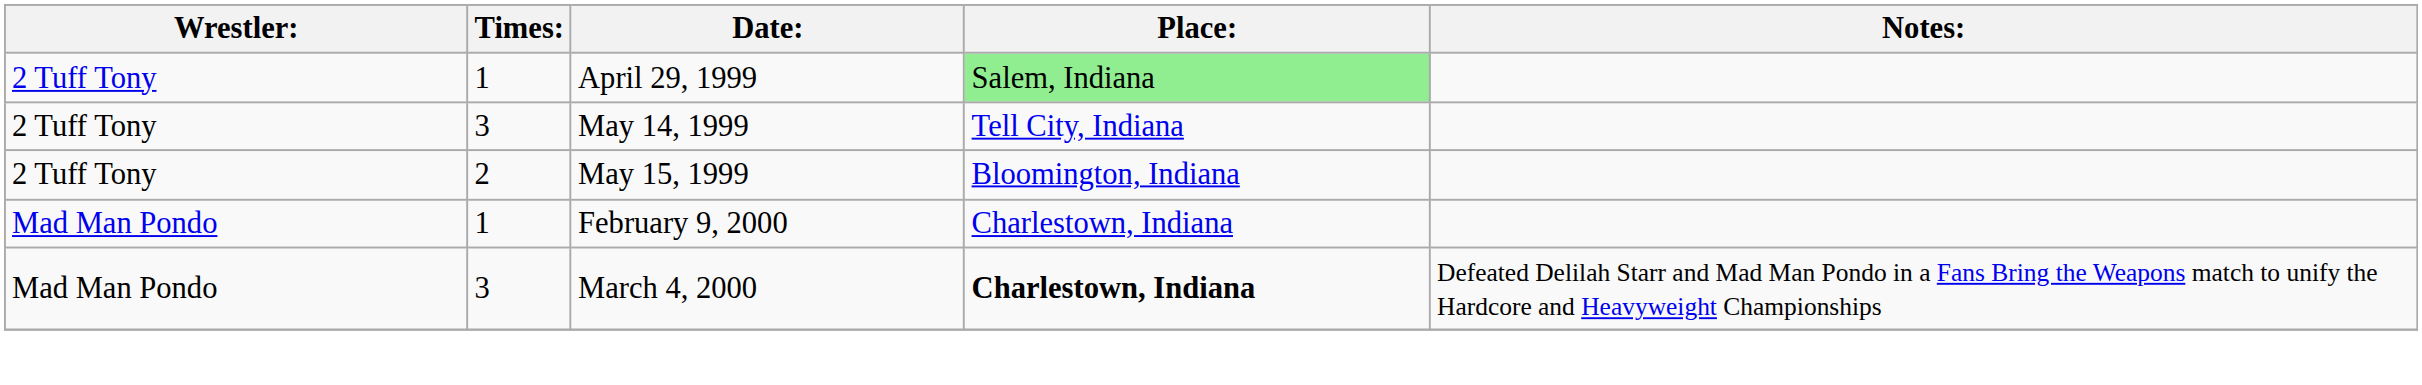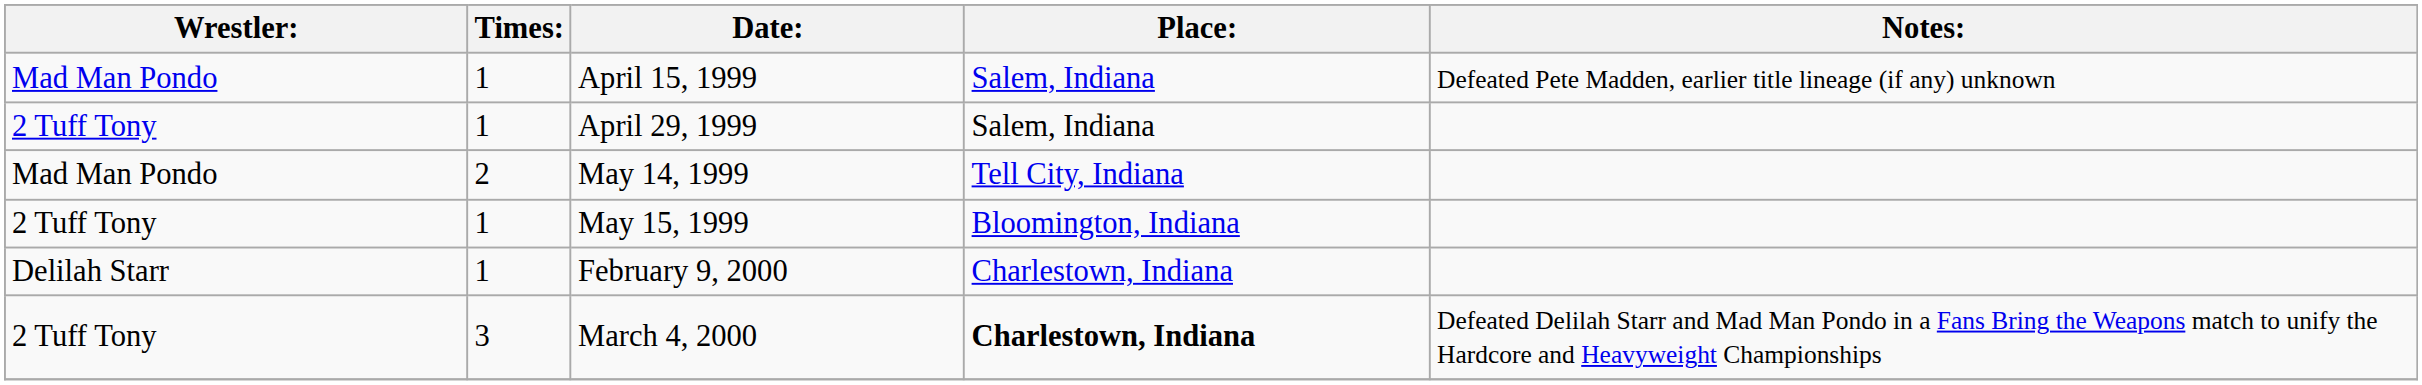+ row: (668, 77)
(1063, 77) lightgreen background -> (1063, 125) no background
(84, 125) 2 Tuff Tony -> (115, 174) Mad Man Pondo
(482, 125) 3 -> (482, 174) 2
(482, 174) 2 -> (482, 222) 1
(115, 222) Mad Man Pondo -> (91, 271) Delilah Starr
(115, 288) Mad Man Pondo -> (84, 336) 2 Tuff Tony
